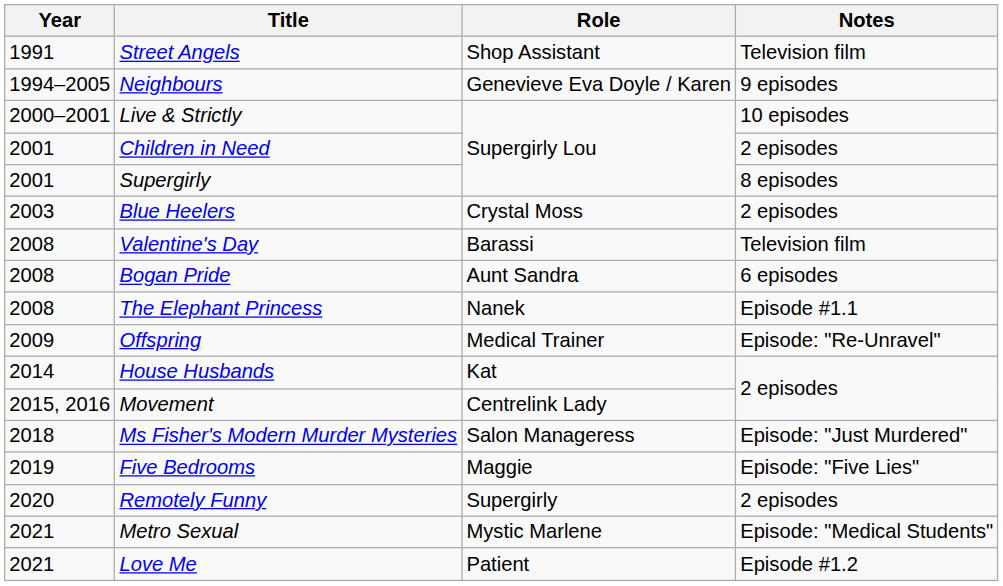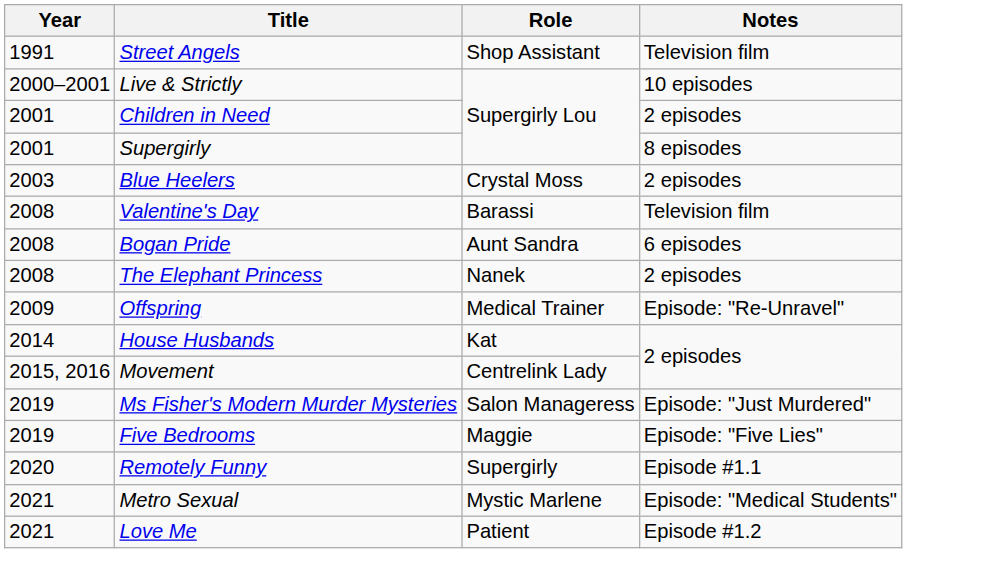- row: (171, 84)
(799, 308) Episode #1.1 -> (693, 276) 2 episodes
(32, 436) 2018 -> (32, 404) 2019
(789, 500) 2 episodes -> (703, 468) Episode #1.1
